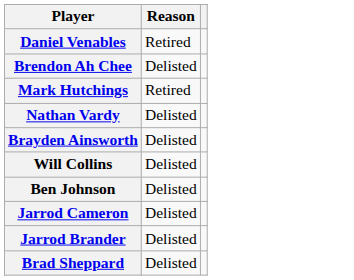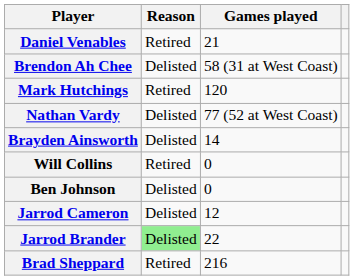+ column: (271, 16)
(171, 164) Delisted -> (168, 164) Retired
(171, 238) no background -> (171, 238) lightgreen background
(171, 262) Delisted -> (168, 262) Retired
